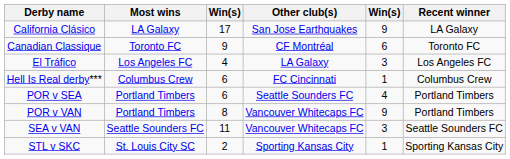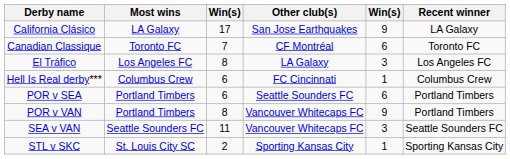(225, 46) 9 -> (225, 46) 7
(225, 63) 4 -> (225, 63) 8
(384, 96) 4 -> (384, 96) 6
